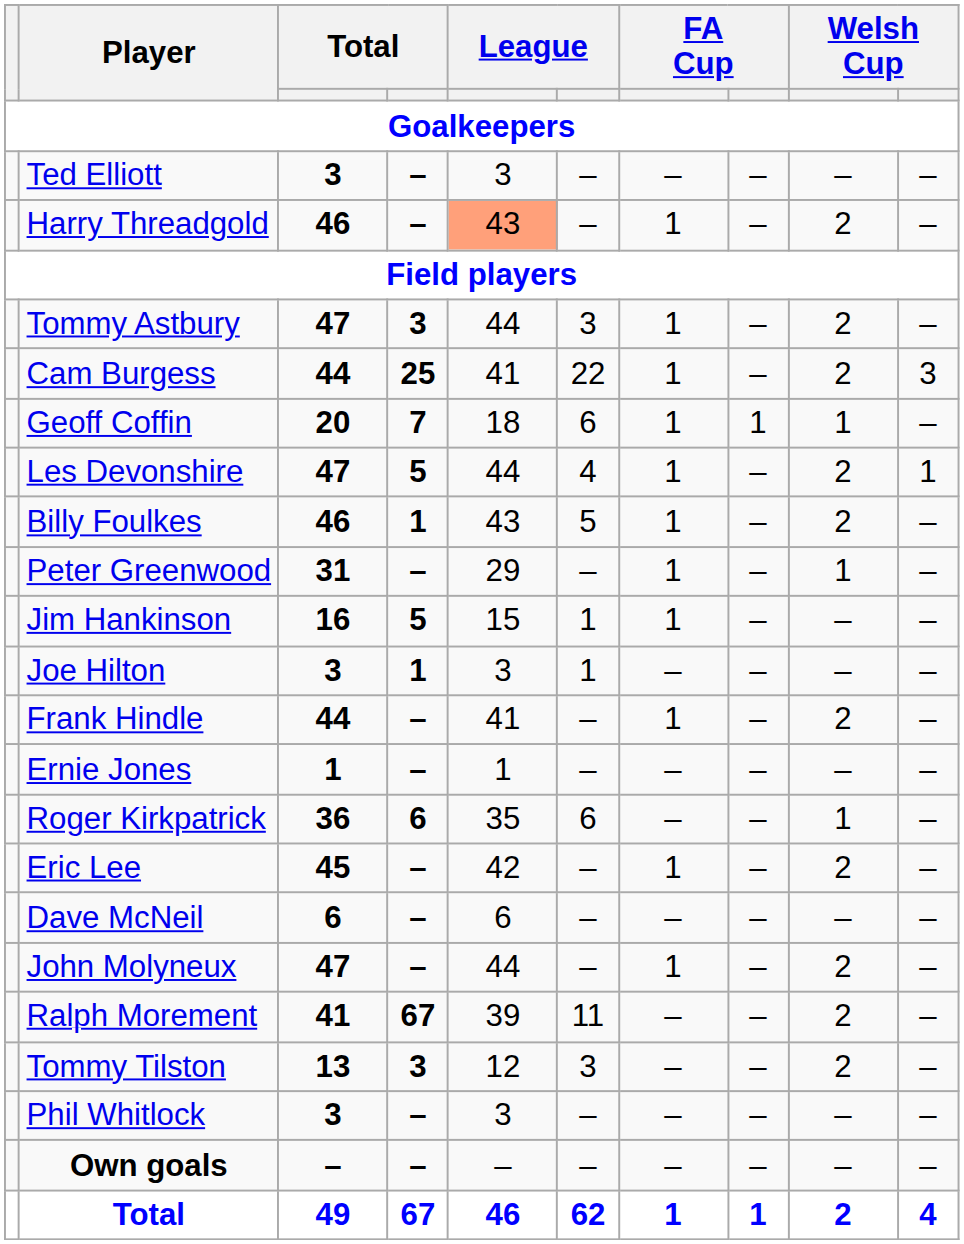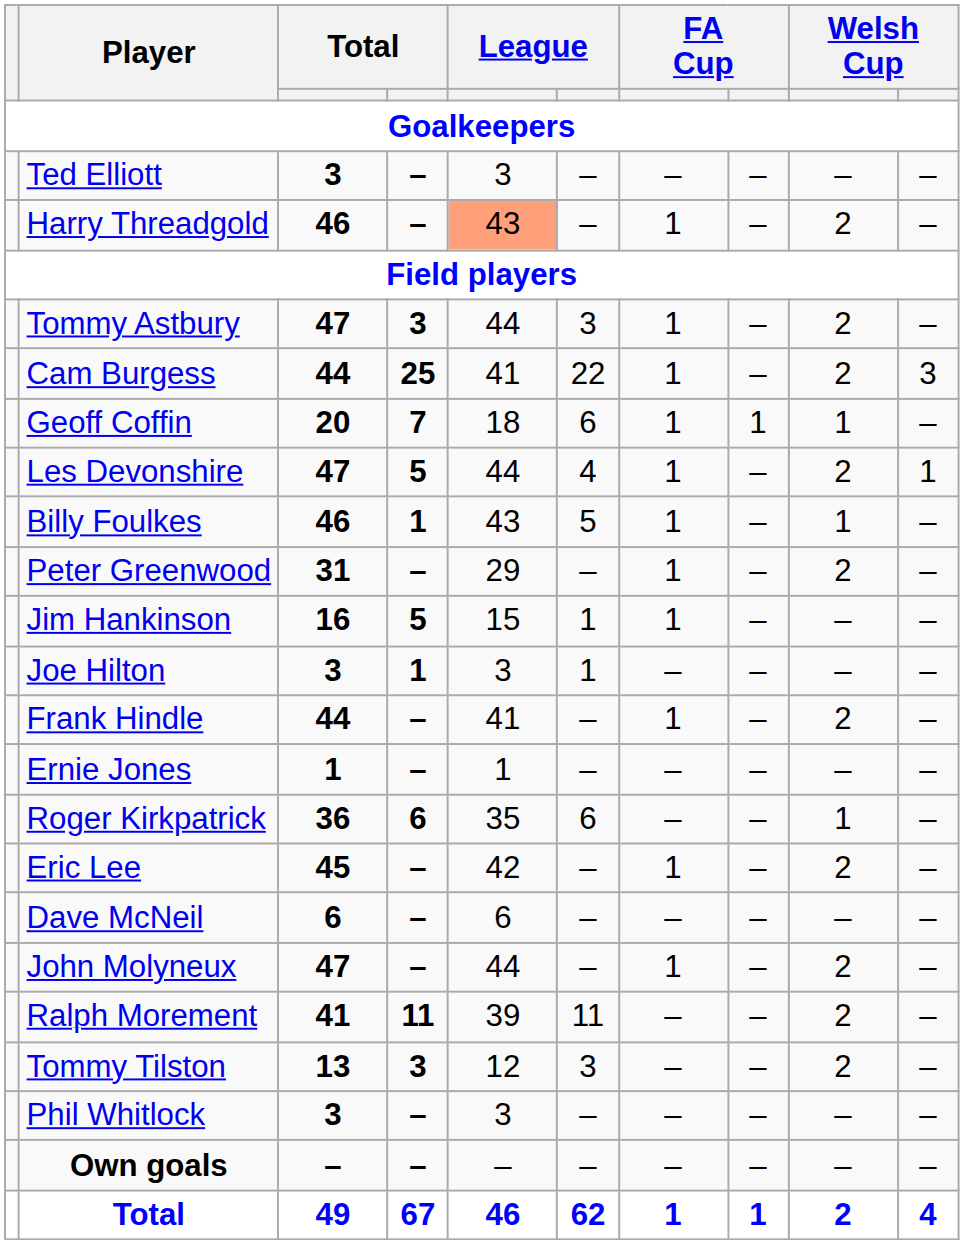(843, 521) 2 -> (843, 521) 1
(843, 571) 1 -> (843, 571) 2
(418, 1016) 67 -> (418, 1016) 11
